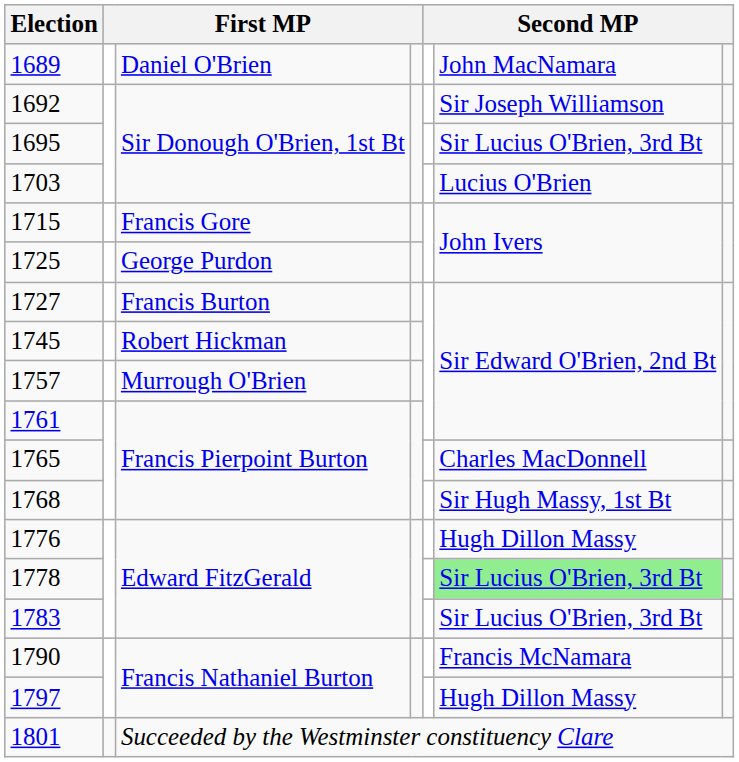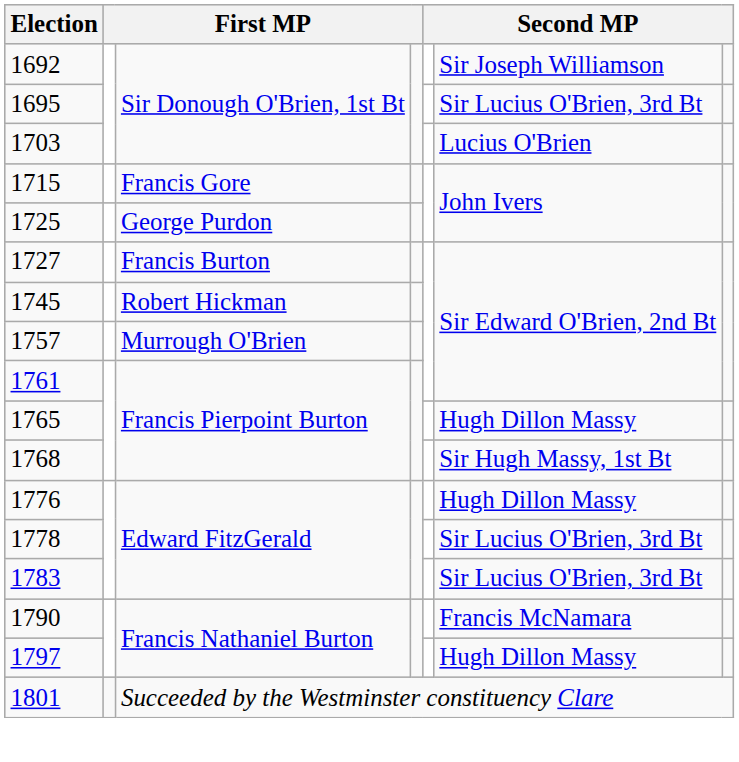- row: (35, 63)
(543, 459) Charles MacDonnell -> (538, 420) Hugh Dillon Massy
(571, 578) lightgreen background -> (571, 538) no background
